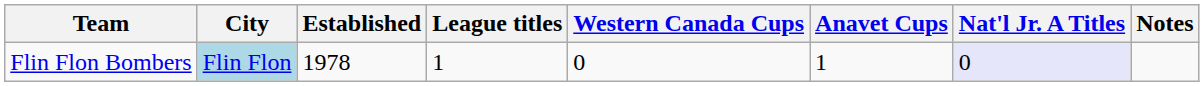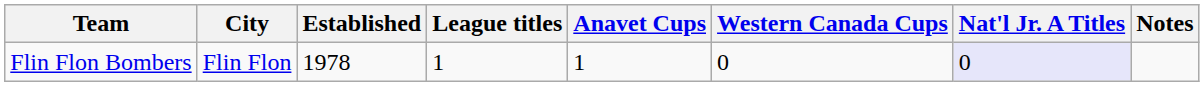columns swapped: (881, 23) <-> (689, 23)
(247, 61) lightblue background -> (247, 61) no background
